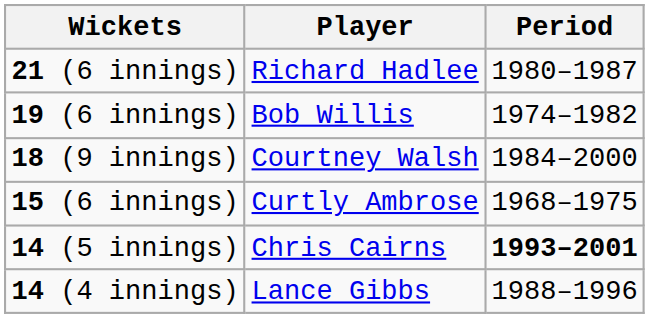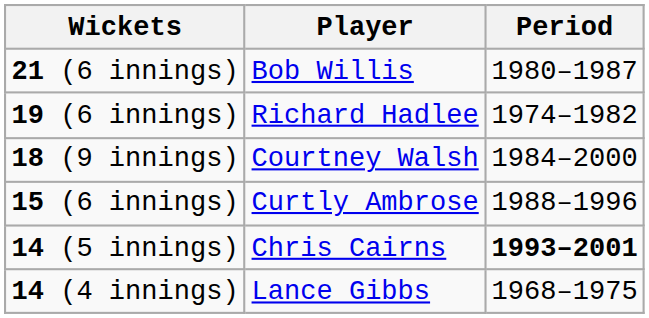(365, 71) Richard Hadlee -> (333, 71) Bob Willis
(333, 115) Bob Willis -> (365, 115) Richard Hadlee
(565, 203) 1968–1975 -> (565, 203) 1988–1996
(565, 291) 1988–1996 -> (565, 291) 1968–1975
